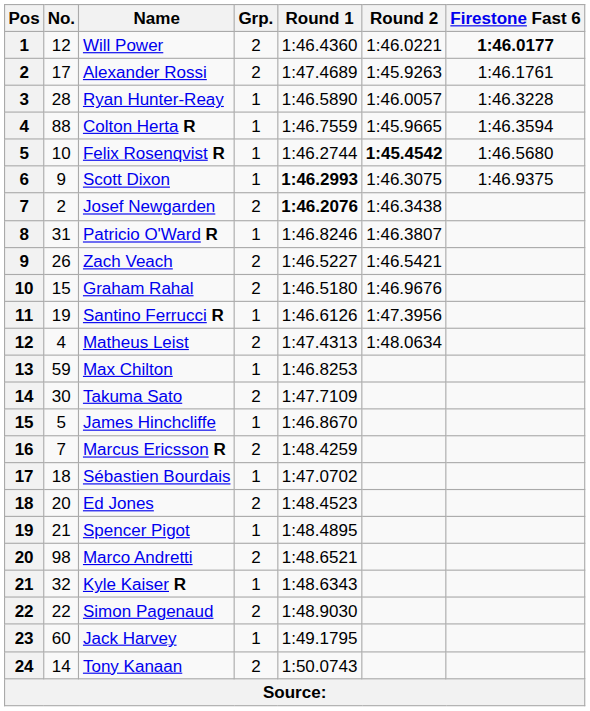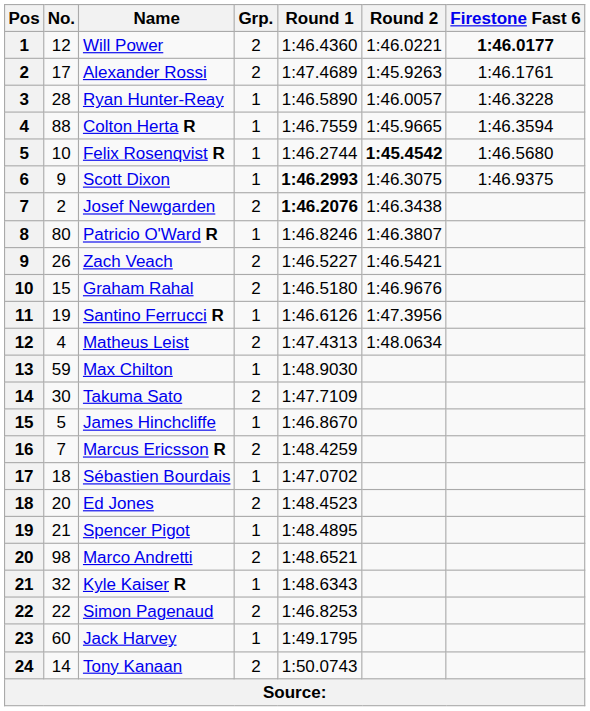(61, 234) 31 -> (61, 234) 80
(320, 369) 1:46.8253 -> (320, 369) 1:48.9030
(320, 611) 1:48.9030 -> (320, 611) 1:46.8253
